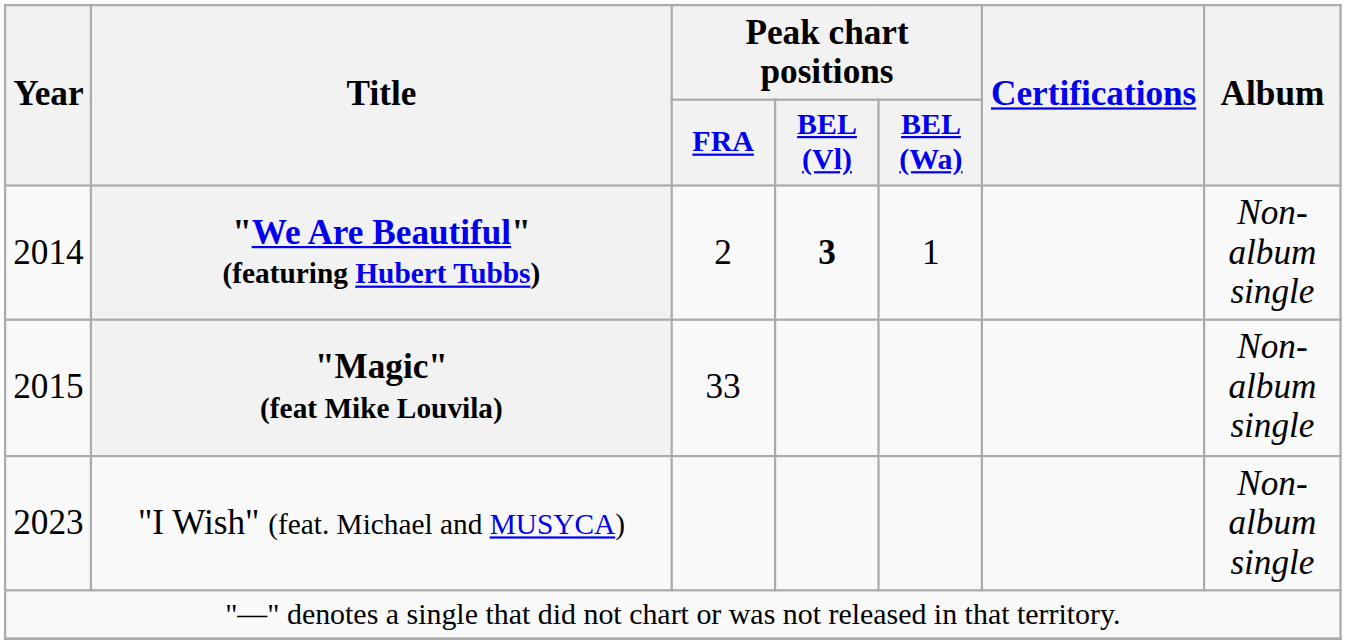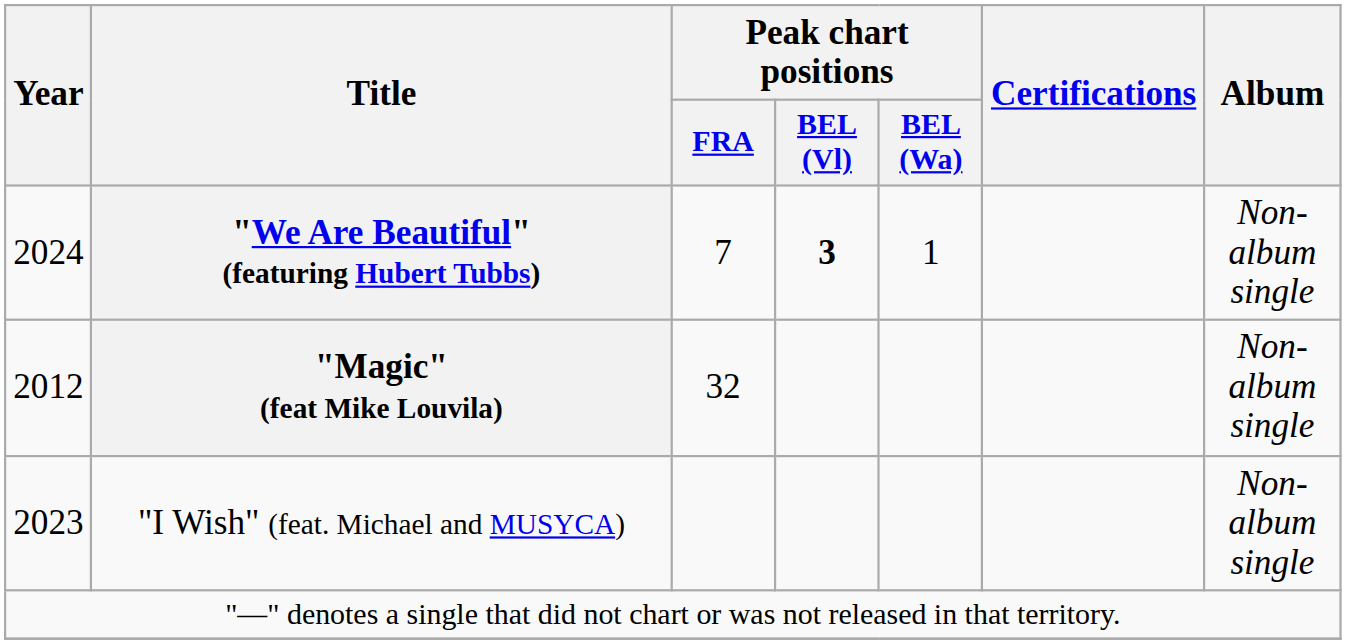(48, 252) 2014 -> (48, 252) 2024
(723, 252) 2 -> (723, 252) 7
(48, 387) 2015 -> (48, 387) 2012
(723, 387) 33 -> (723, 387) 32
